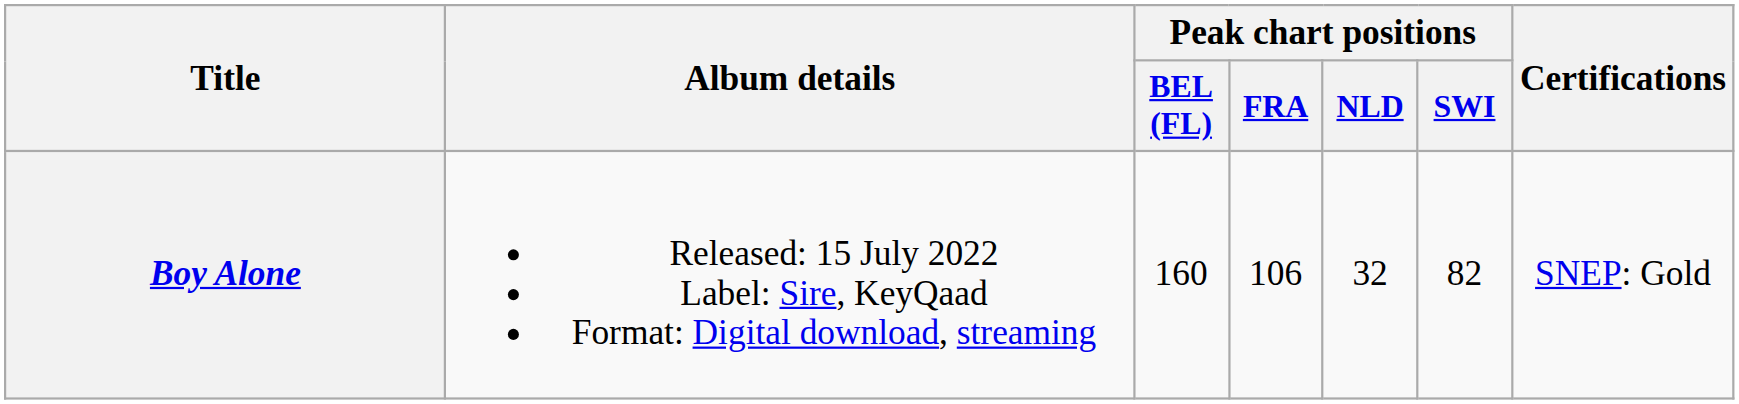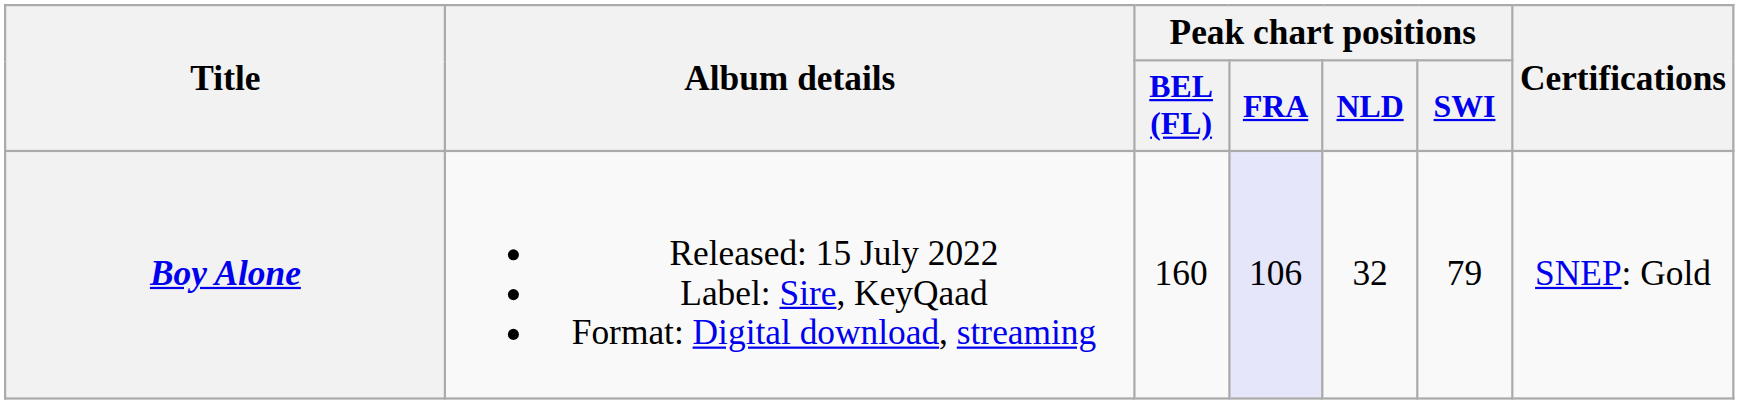(1276, 273) no background -> (1276, 273) lavender background
(1465, 273) 82 -> (1465, 273) 79
